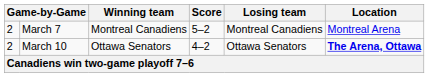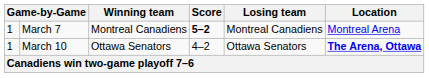(10, 30) 2 -> (10, 30) 1
(201, 30) normal -> (201, 30) bold
(10, 47) 2 -> (10, 47) 1
